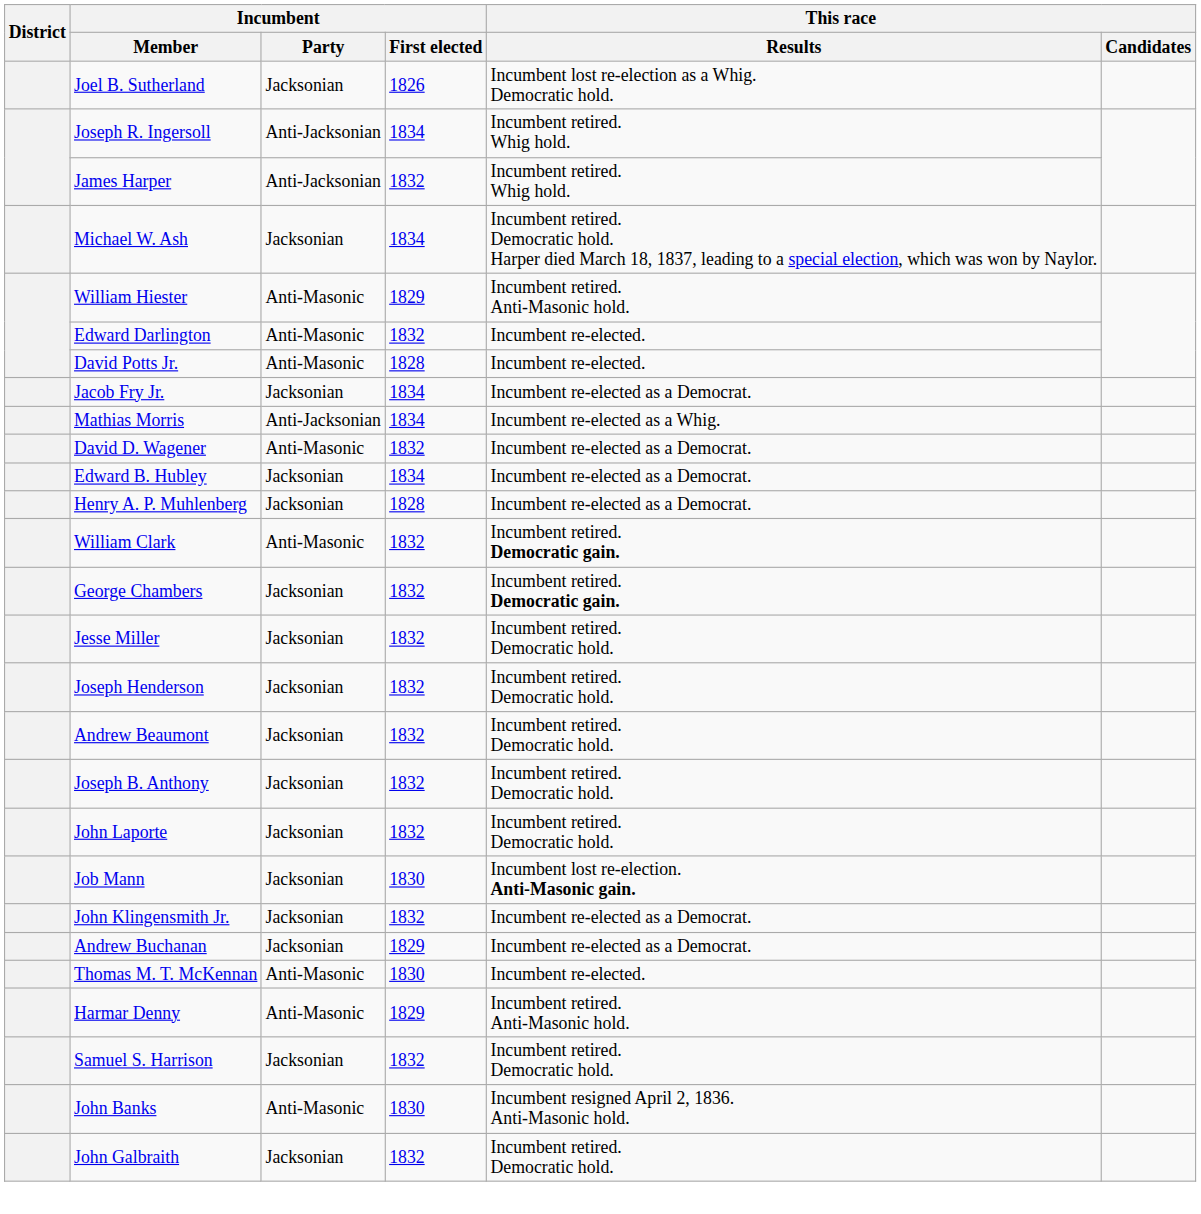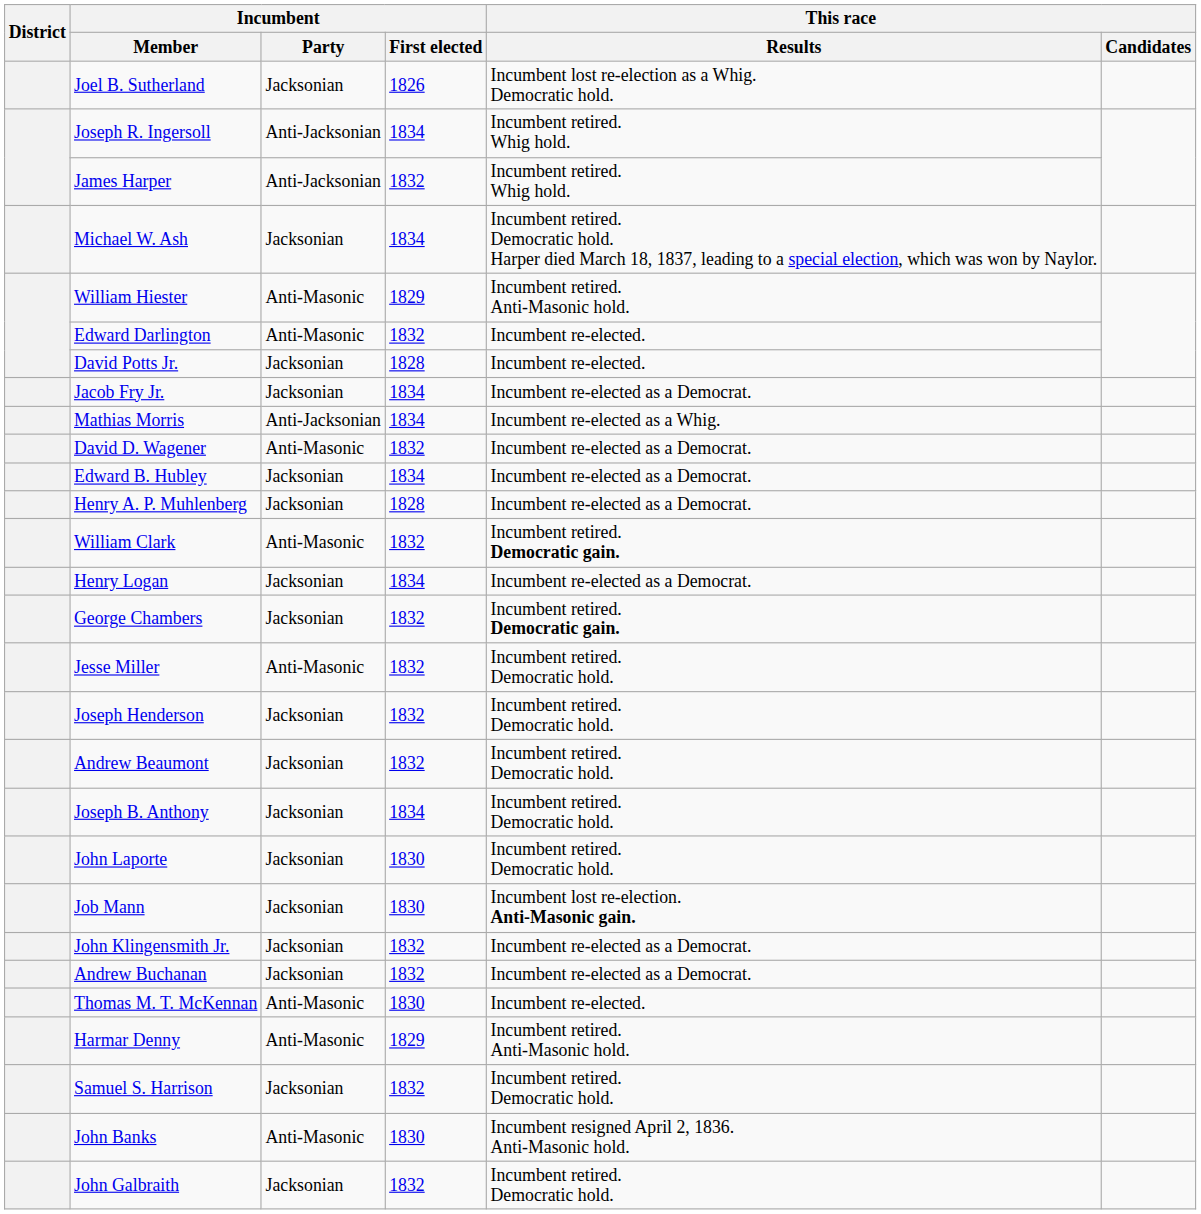(315, 363) Anti-Masonic -> (305, 363) Jacksonian
+ row: (121, 580)
(305, 639) Jacksonian -> (315, 667) Anti-Masonic
(407, 783) 1832 -> (407, 811) 1834
(407, 831) 1832 -> (407, 859) 1830
(407, 946) 1829 -> (407, 974) 1832
